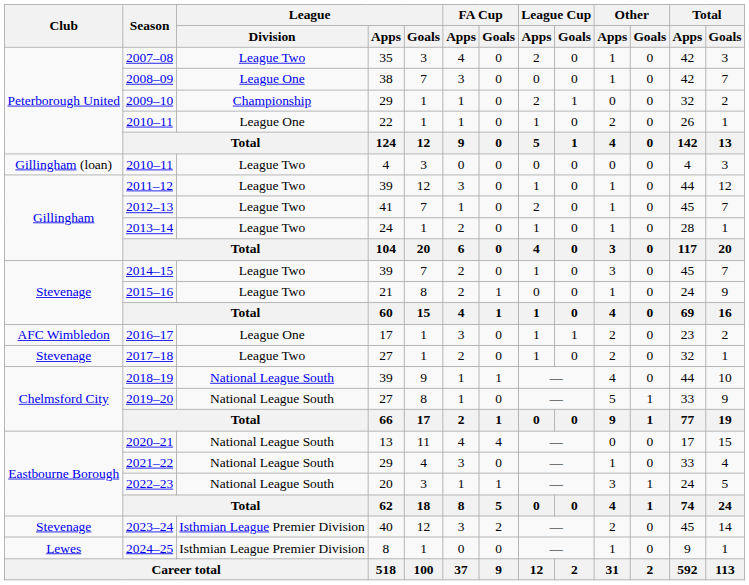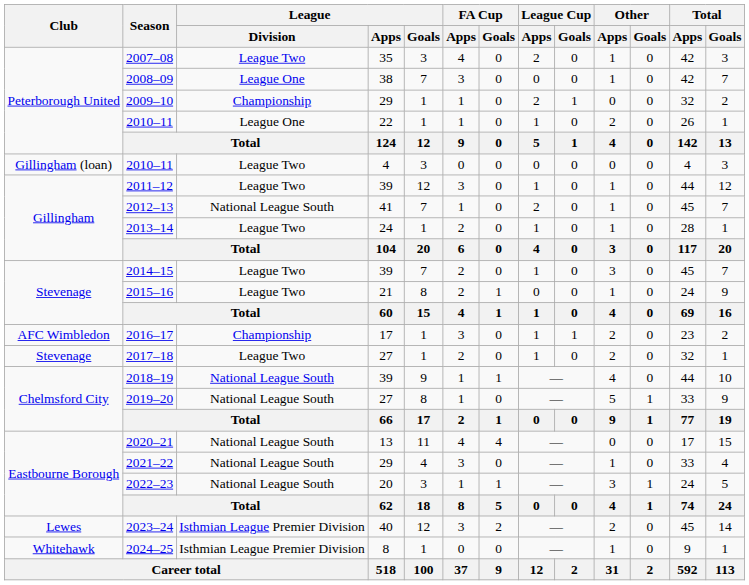(272, 206) League Two -> (272, 206) National League South
(272, 334) League One -> (272, 334) Championship
(64, 526) Stevenage -> (64, 526) Lewes
(64, 548) Lewes -> (64, 548) Whitehawk
